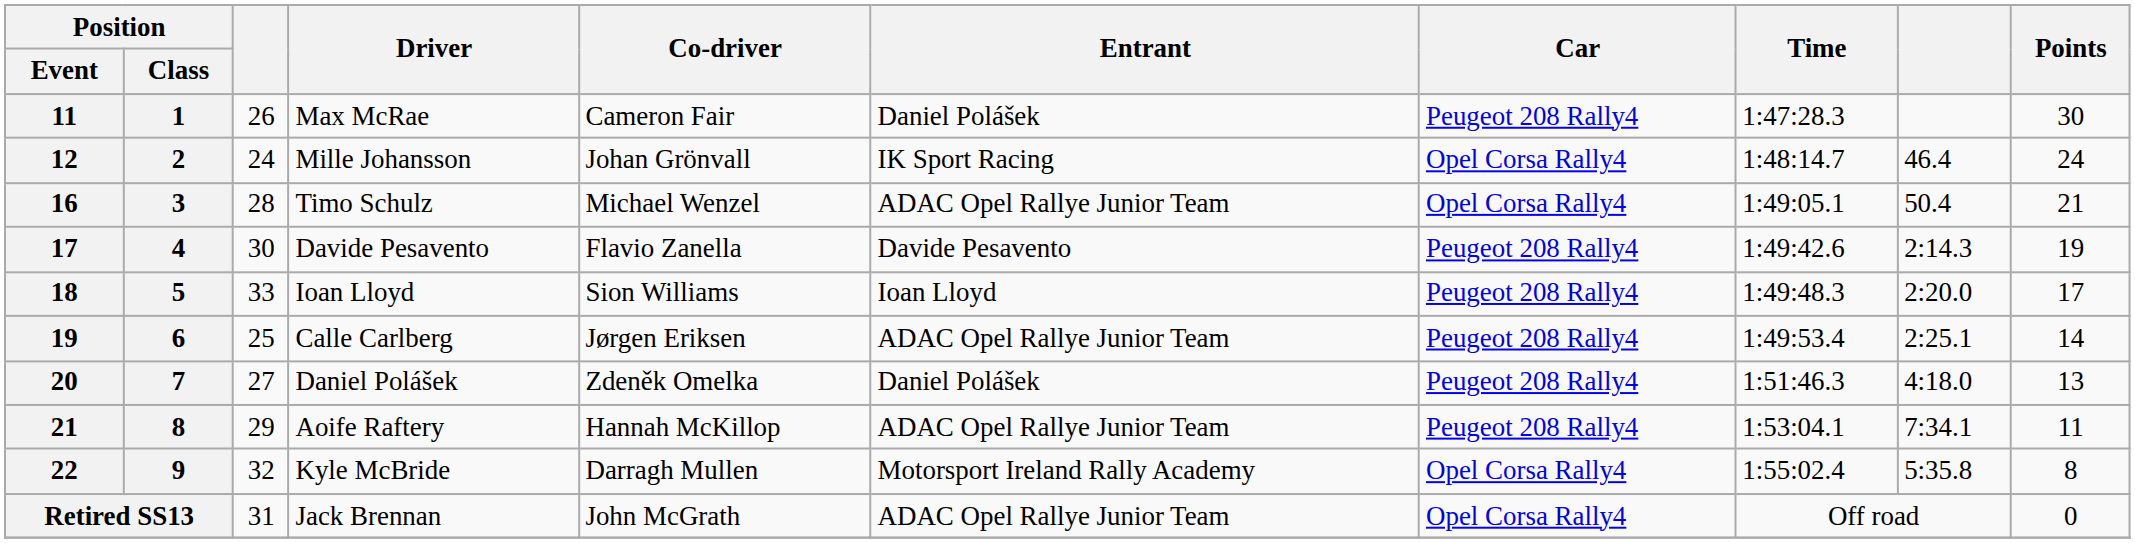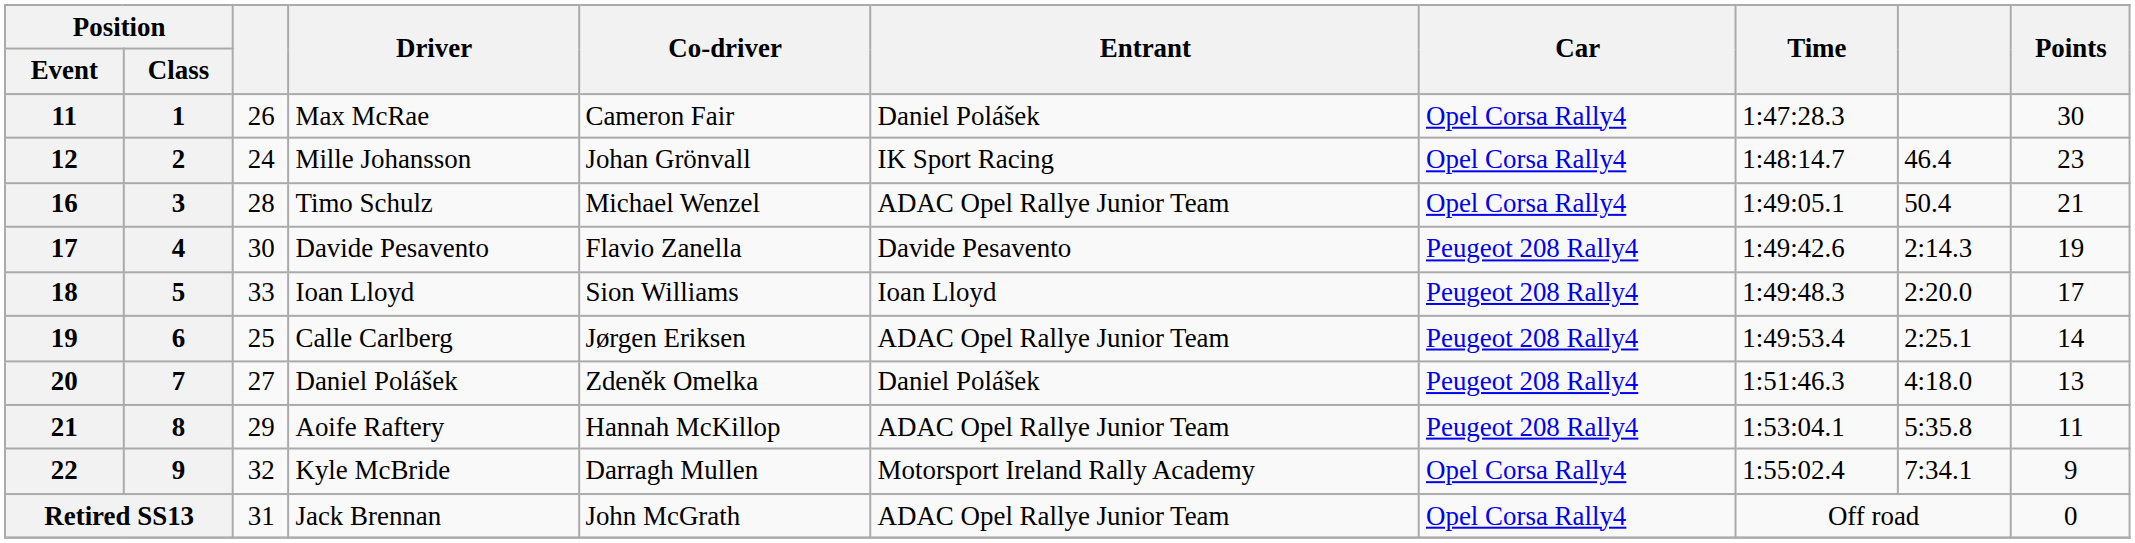(1532, 115) Peugeot 208 Rally4 -> (1526, 115) Opel Corsa Rally4
(2071, 159) 24 -> (2071, 159) 23
(1938, 426) 7:34.1 -> (1938, 426) 5:35.8
(1938, 470) 5:35.8 -> (1938, 470) 7:34.1
(2071, 470) 8 -> (2071, 470) 9
